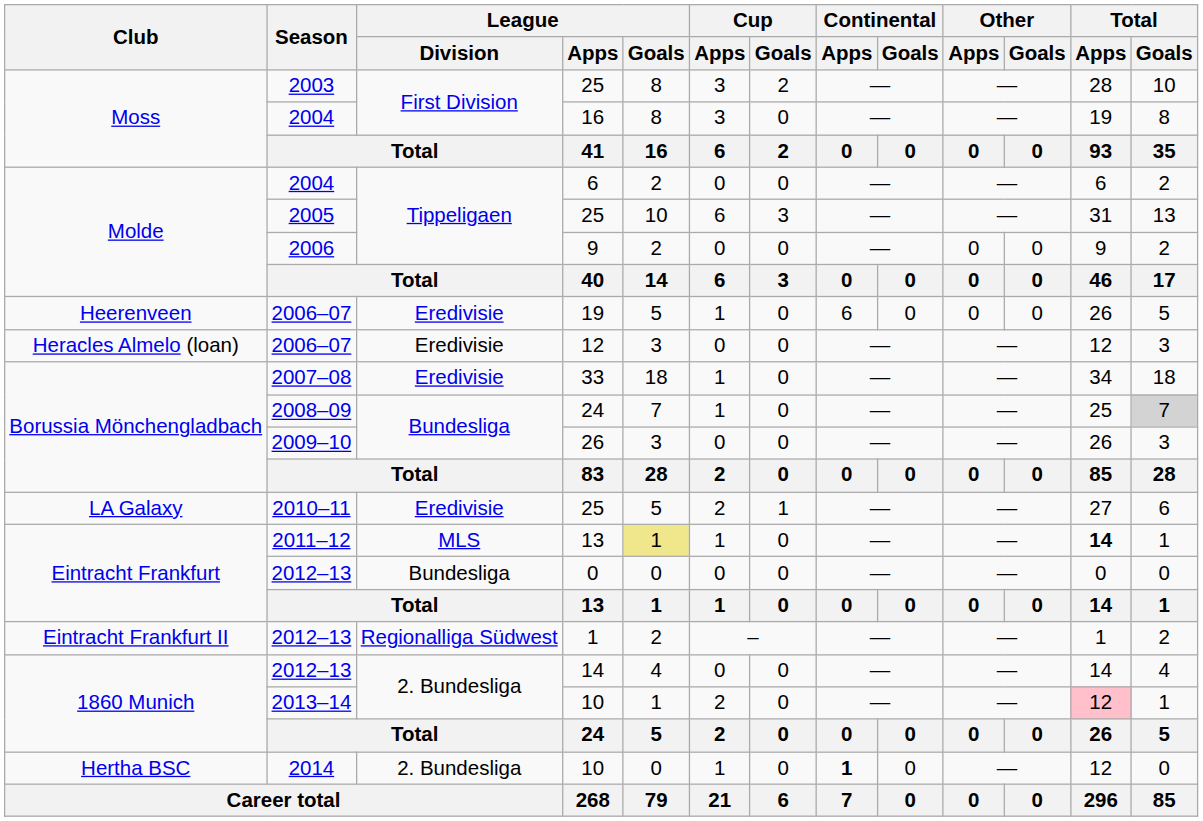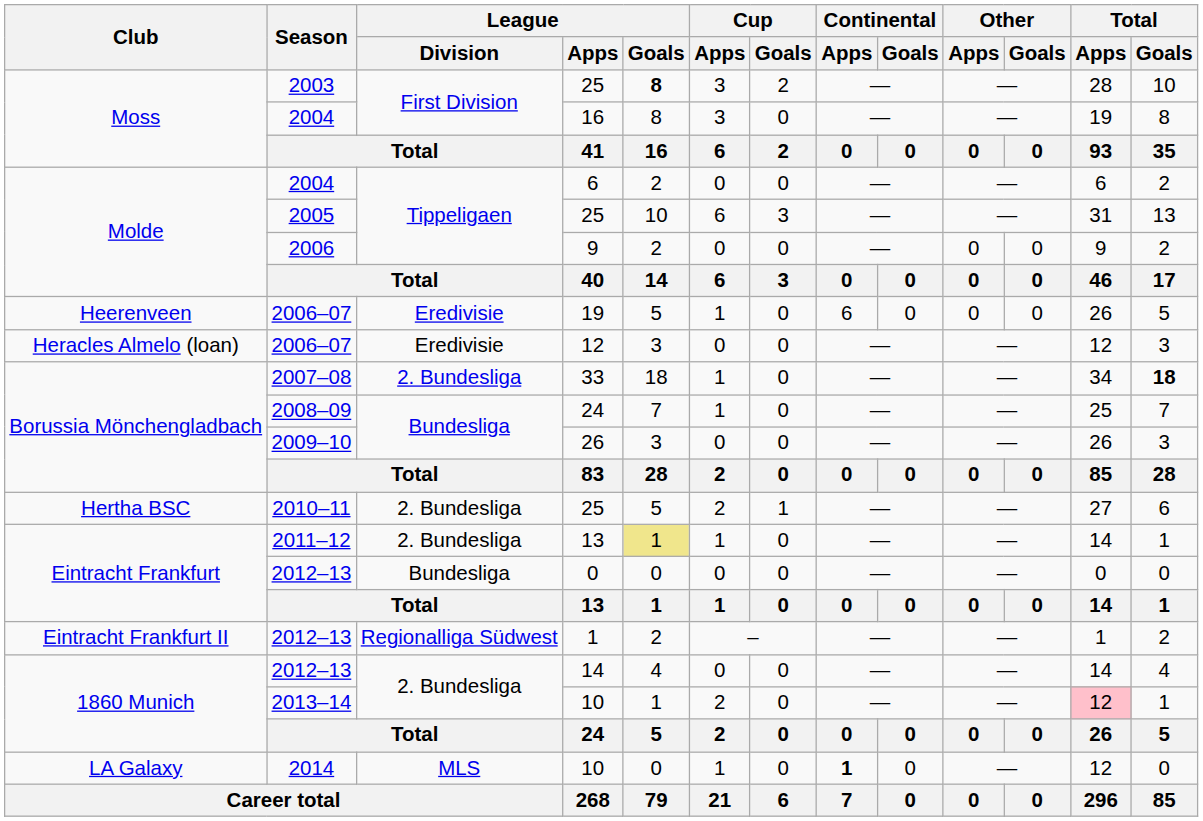(656, 85) normal -> (656, 85) bold
(459, 378) Eredivisie -> (459, 378) 2. Bundesliga
(1164, 378) normal -> (1164, 378) bold
(1164, 410) lightgrey background -> (1164, 410) no background
(136, 507) LA Galaxy -> (136, 507) Hertha BSC
(459, 507) Eredivisie -> (459, 507) 2. Bundesliga
(459, 540) MLS -> (459, 540) 2. Bundesliga
(1101, 540) bold -> (1101, 540) normal
(136, 767) Hertha BSC -> (136, 767) LA Galaxy
(459, 767) 2. Bundesliga -> (459, 767) MLS
